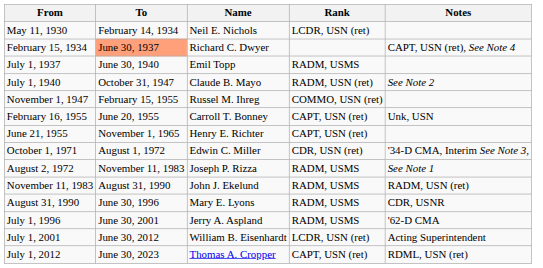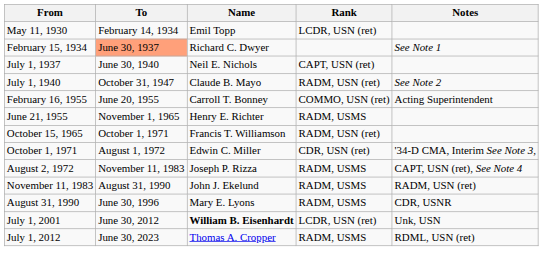(223, 30) Neil E. Nichols -> (212, 30) Emil Topp
(451, 47) CAPT, USN (ret), See Note 4 -> (418, 47) See Note 1
(212, 64) Emil Topp -> (223, 64) Neil E. Nichols
(326, 64) RADM, USMS -> (336, 64) CAPT, USN (ret)
- row: (47, 99)
(330, 116) CAPT, USN (ret) -> (344, 99) COMMO, USN (ret)
(411, 116) Unk, USN -> (444, 99) Acting Superintendent
(330, 133) CAPT, USN (ret) -> (332, 116) RADM, USMS
+ row: (45, 133)
(411, 168) See Note 1 -> (458, 168) CAPT, USN (ret), See Note 4
- row: (34, 220)
(238, 237) normal -> (242, 220) bold
(437, 237) Acting Superintendent -> (418, 220) Unk, USN
(330, 254) CAPT, USN (ret) -> (332, 237) RADM, USMS
